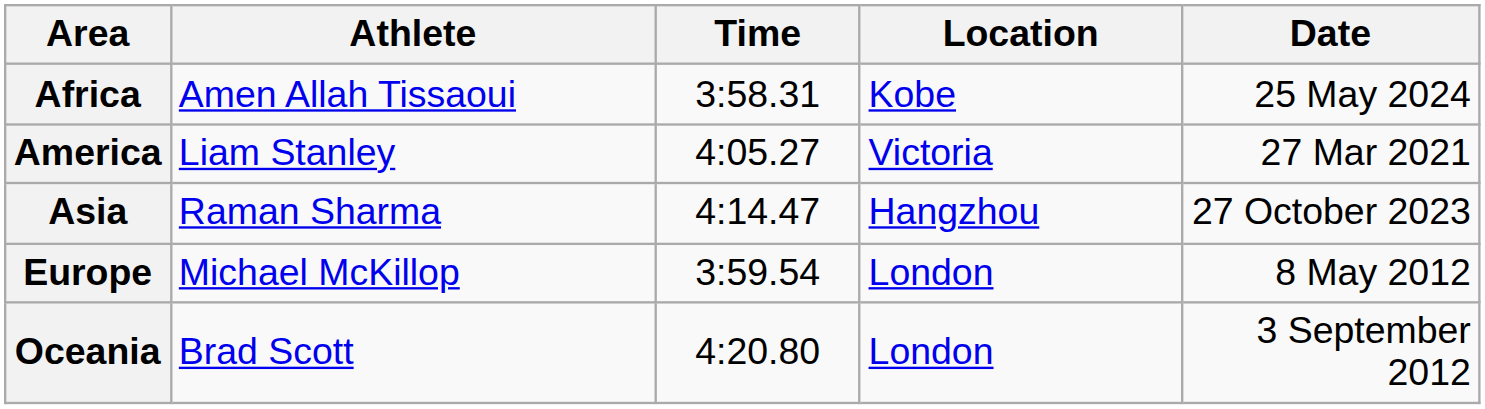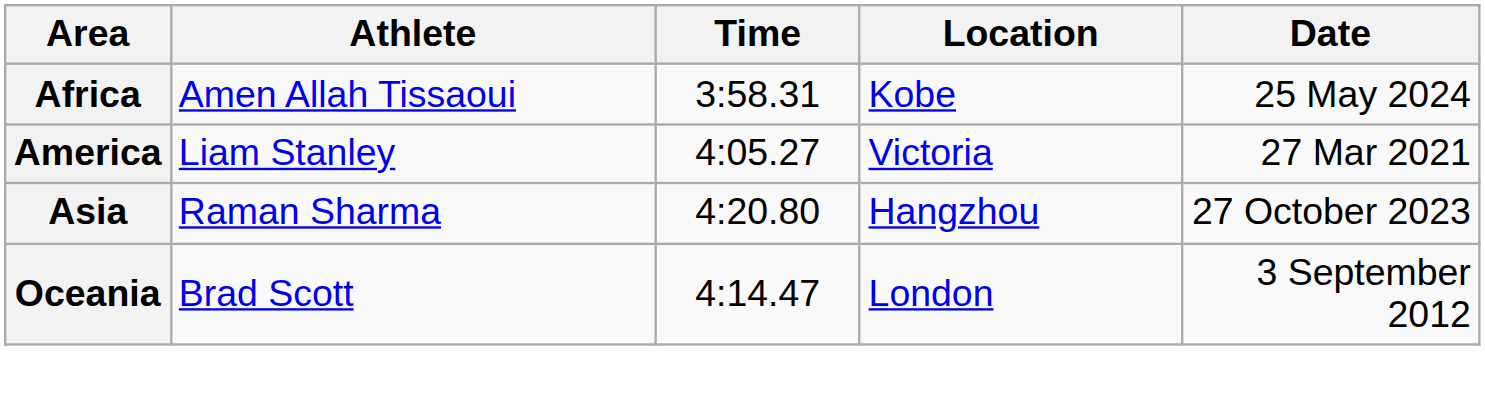(758, 212) 4:14.47 -> (758, 212) 4:20.80
- row: (88, 271)
(758, 352) 4:20.80 -> (758, 292) 4:14.47
